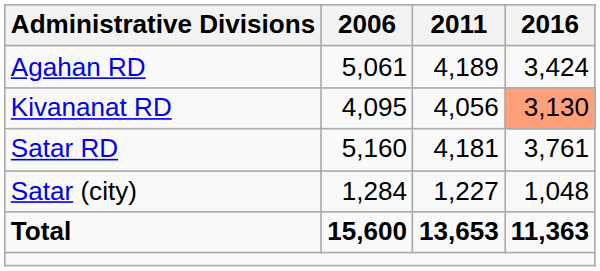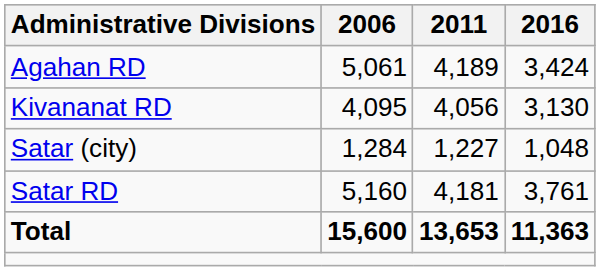(556, 107) lightsalmon background -> (556, 107) no background
rows swapped: (64, 149) <-> (74, 190)
